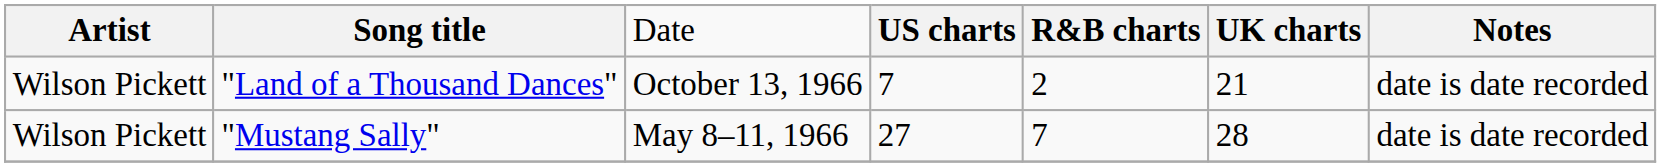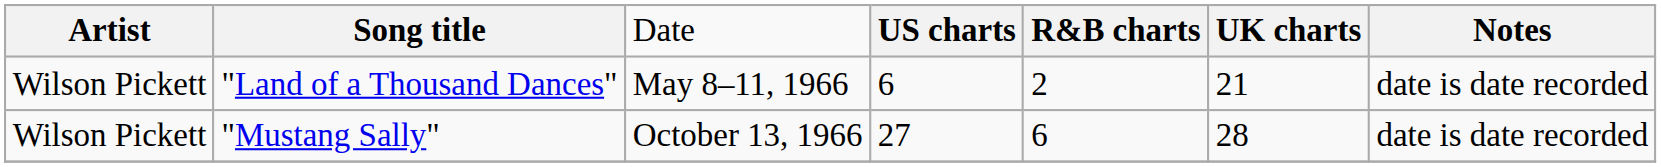(748, 82) October 13, 1966 -> (741, 82) May 8–11, 1966
(886, 82) 7 -> (886, 82) 6
(741, 135) May 8–11, 1966 -> (748, 135) October 13, 1966
(1039, 135) 7 -> (1039, 135) 6
